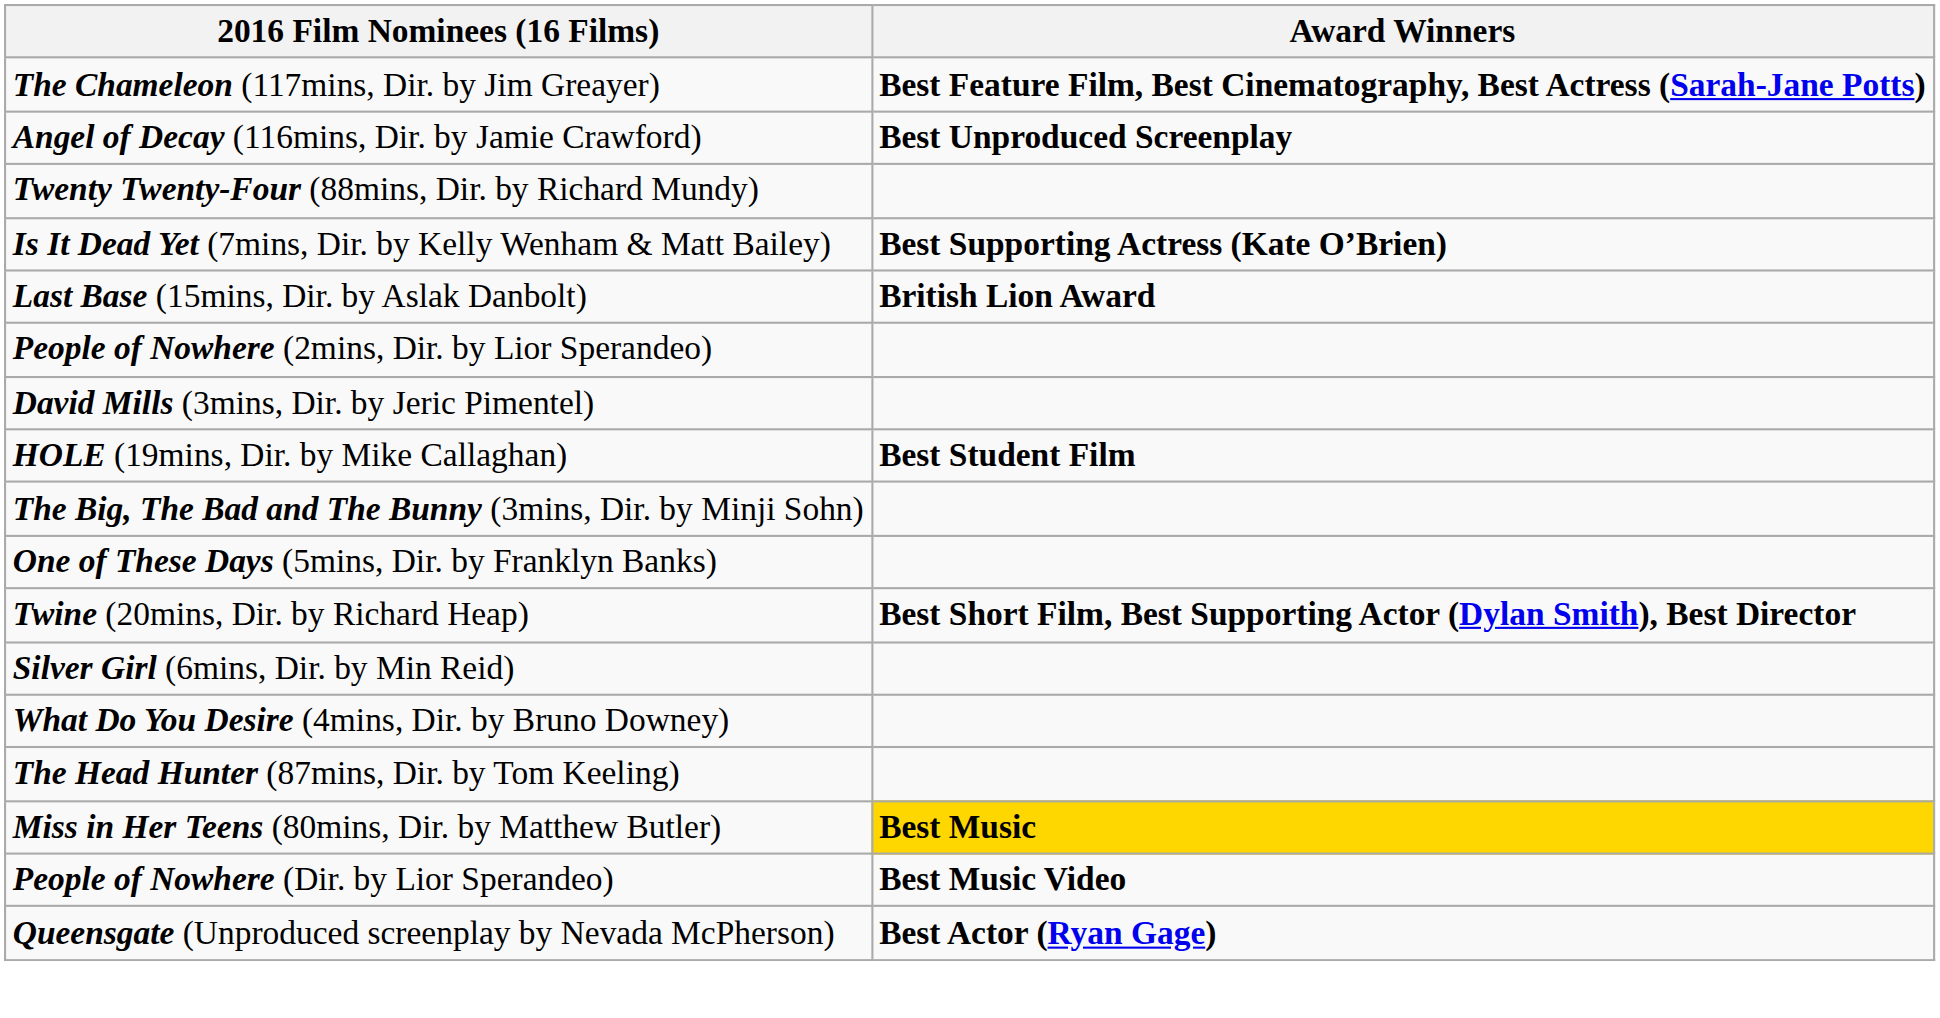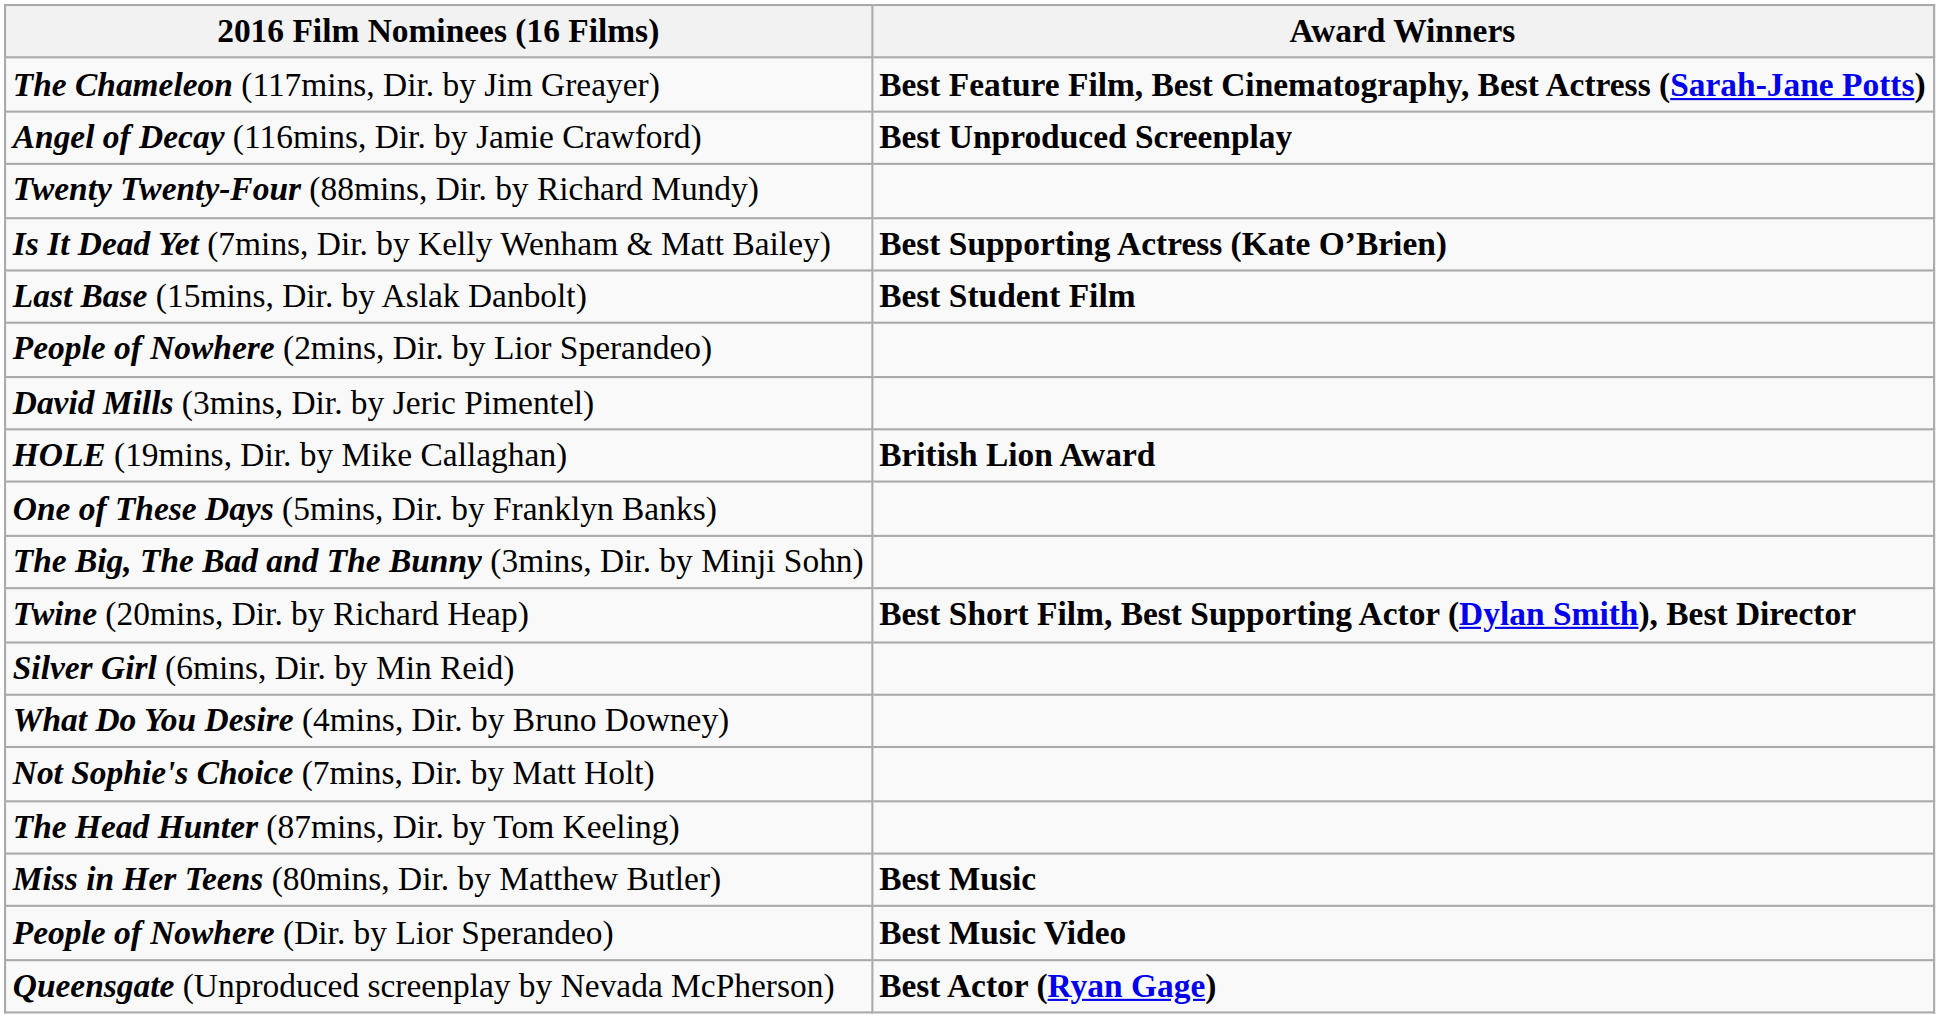(1017, 296) British Lion Award -> (1007, 296) Best Student Film
(1007, 455) Best Student Film -> (1017, 455) British Lion Award
rows swapped: (365, 561) <-> (438, 508)
+ row: (334, 773)
(958, 826) gold background -> (958, 879) no background
